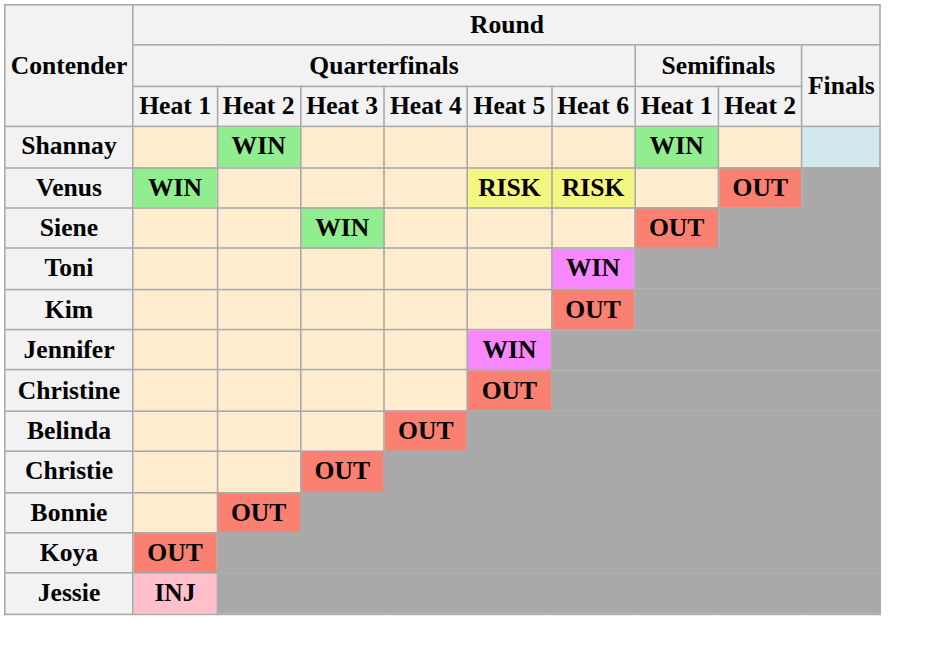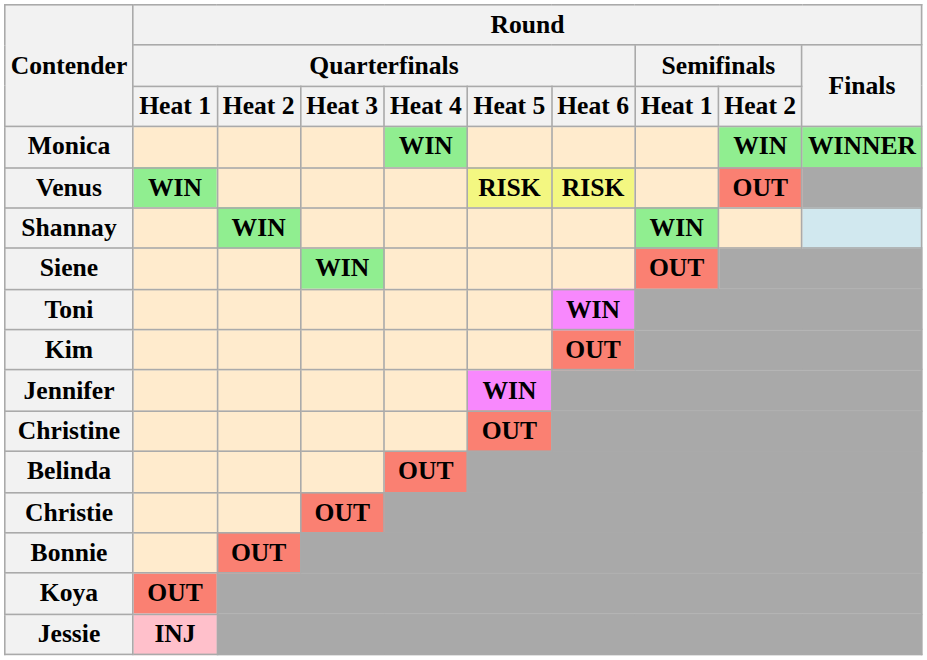+ row: (69, 146)
rows swapped: (69, 146) <-> (69, 187)
